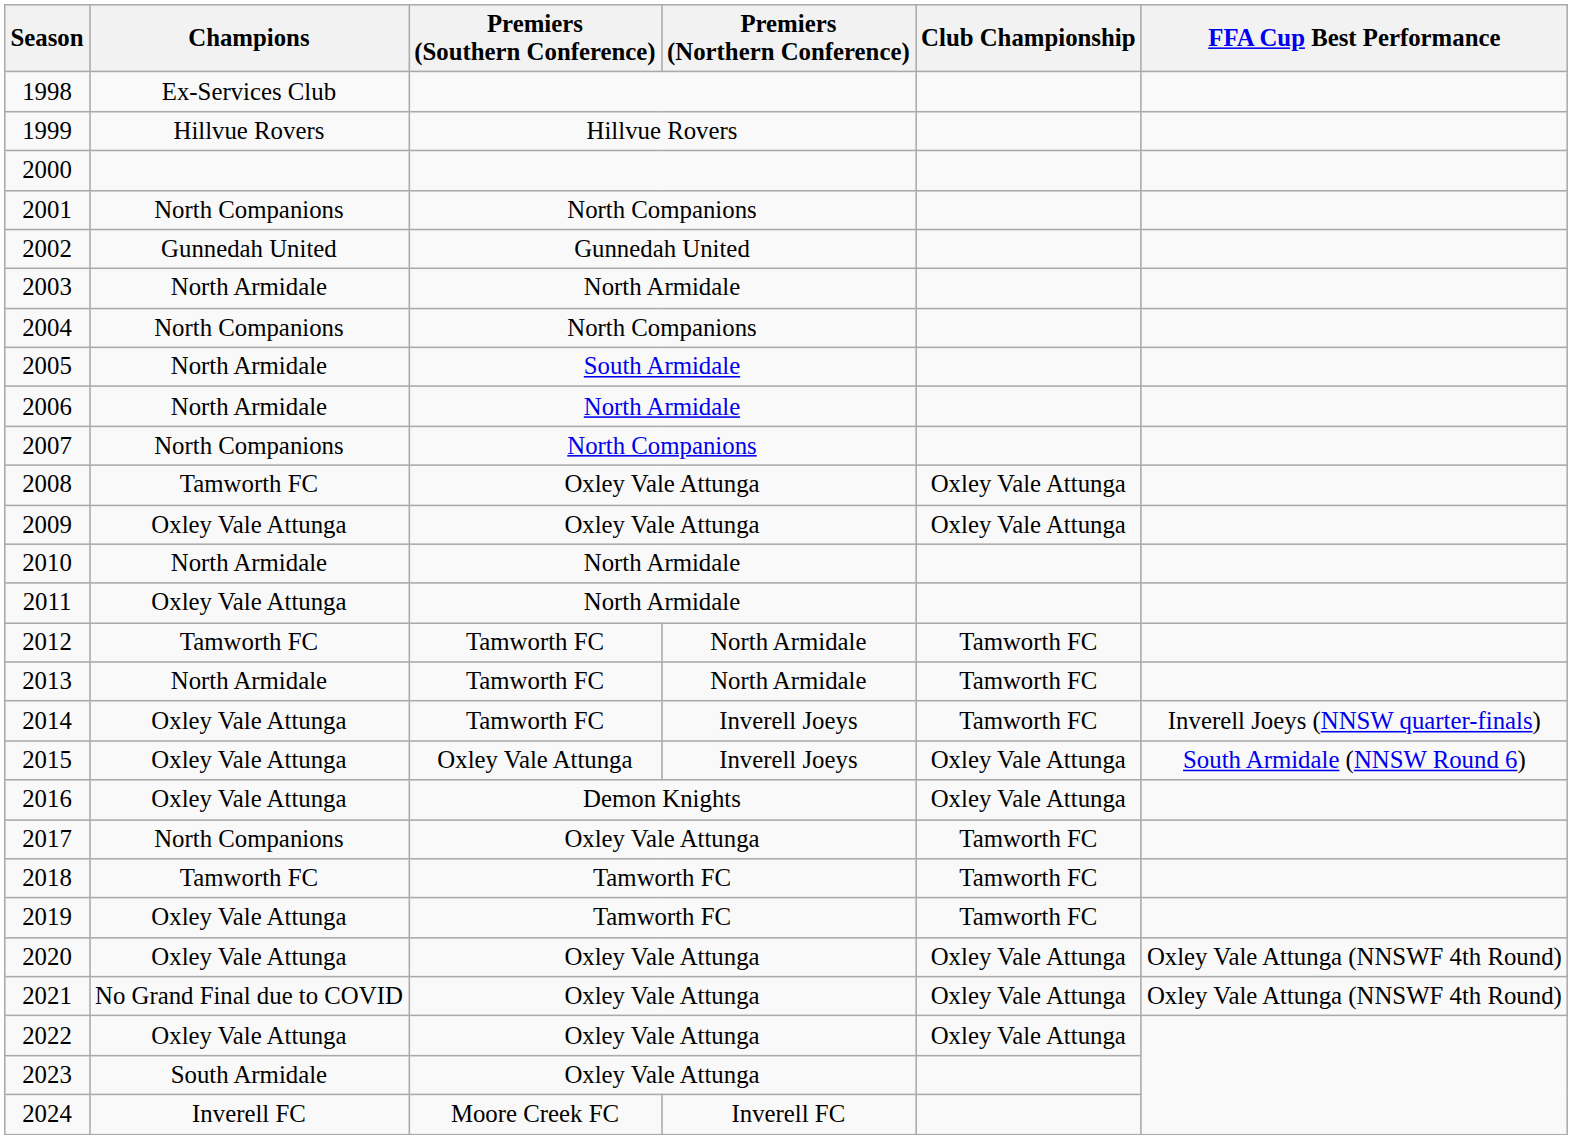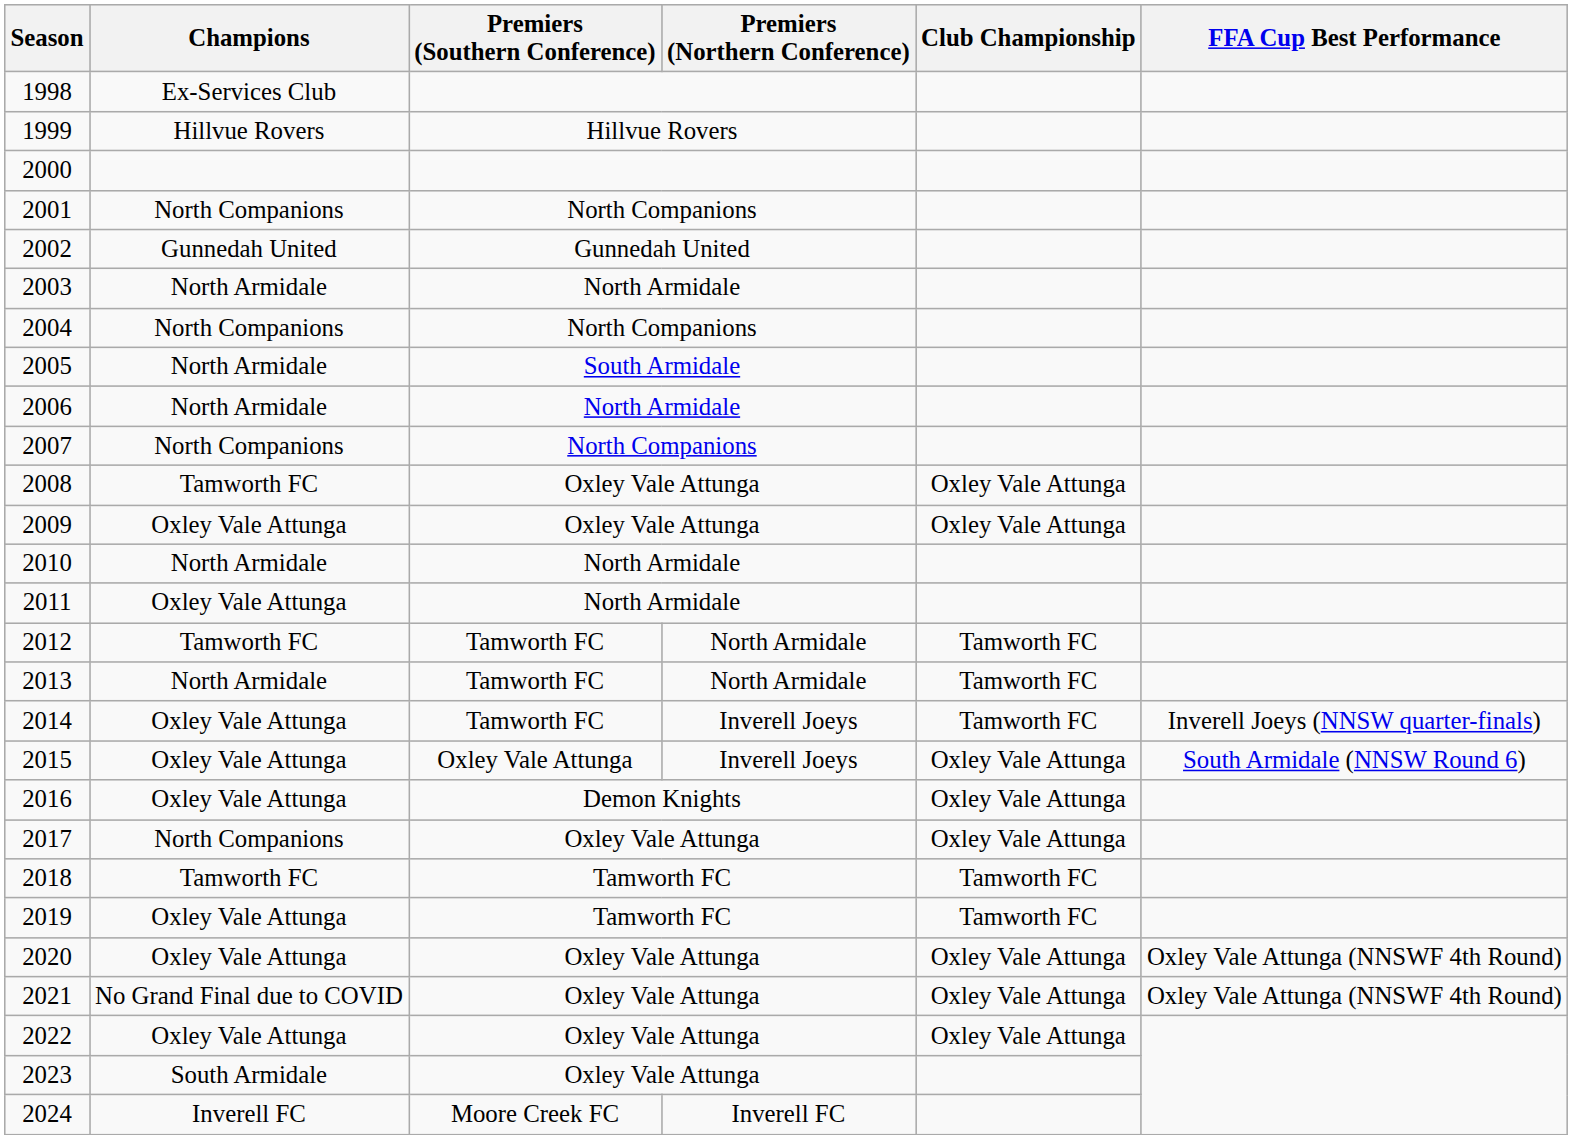(1028, 838) Tamworth FC -> (1028, 838) Oxley Vale Attunga
